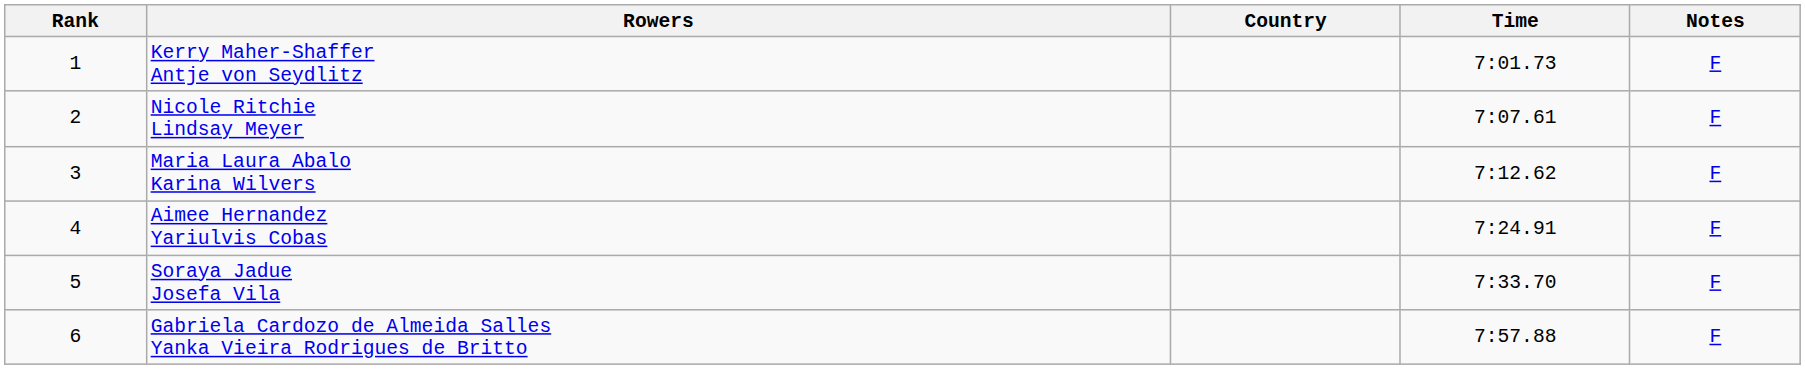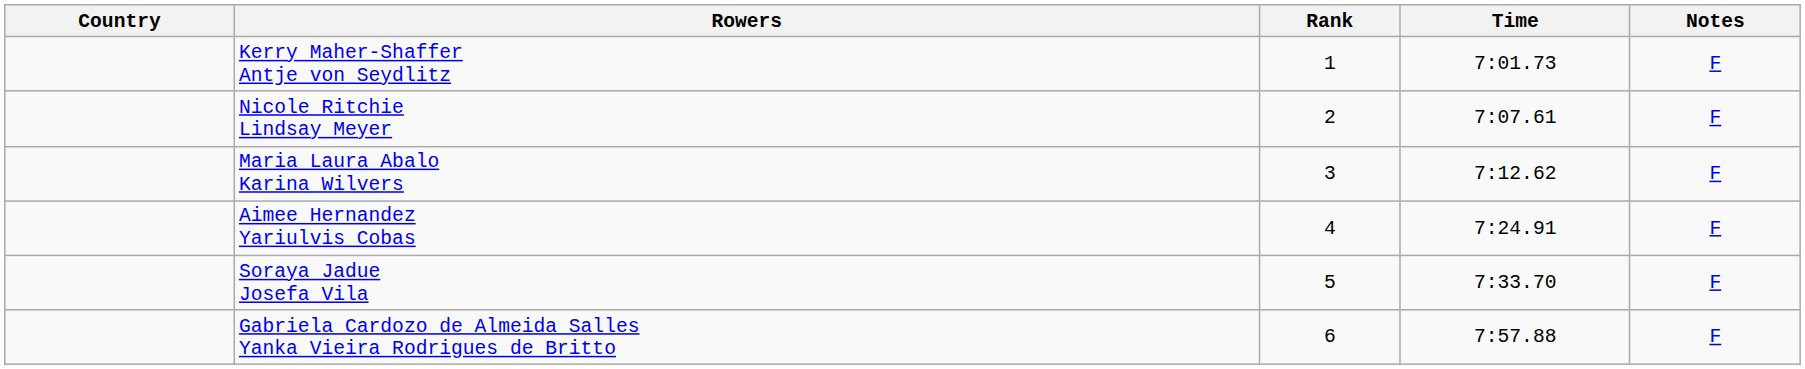columns swapped: (75, 21) <-> (1286, 21)
